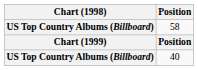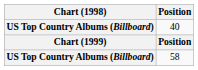rows swapped: (175, 57) <-> (175, 27)
